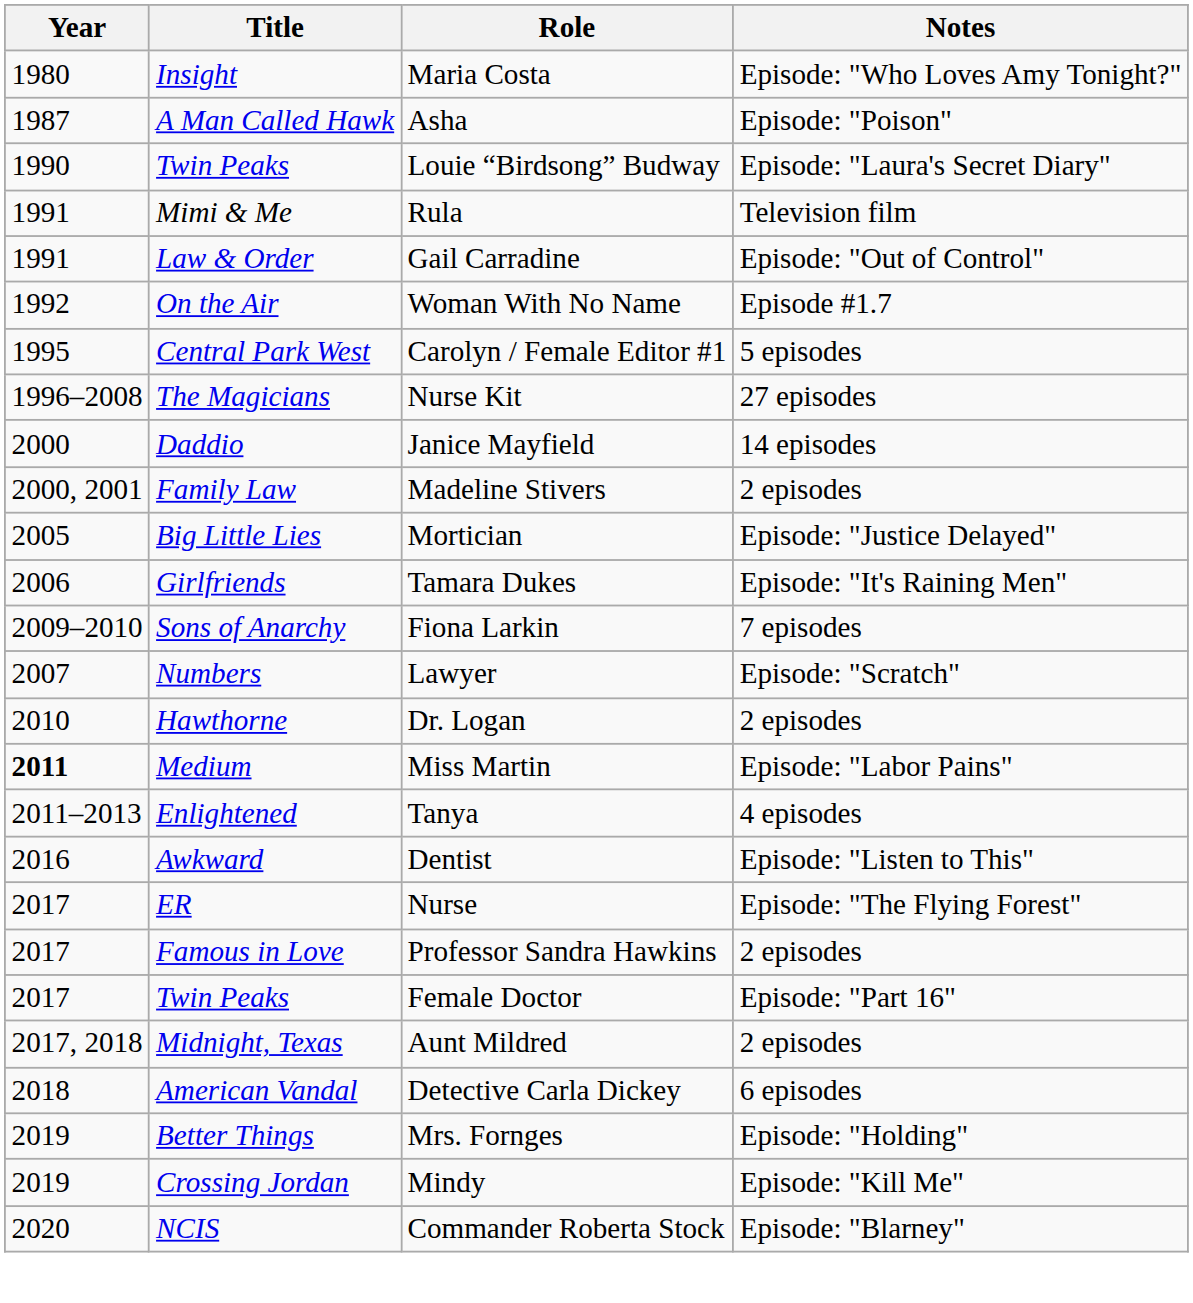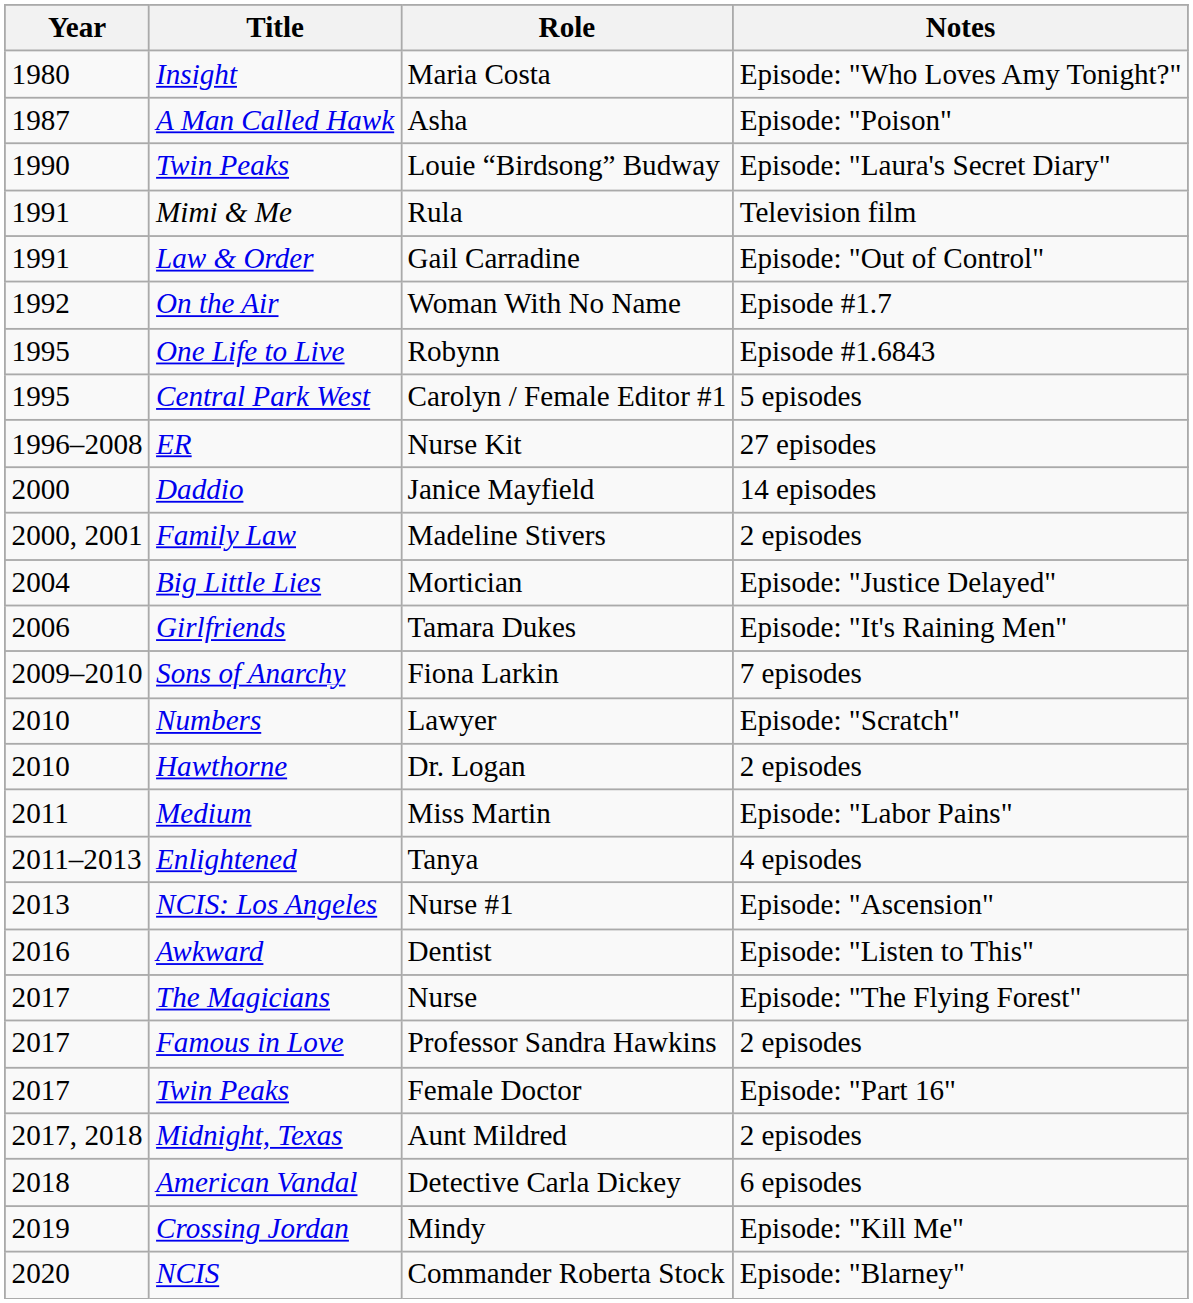+ row: (454, 350)
(243, 397) The Magicians -> (174, 443) ER
(41, 535) 2005 -> (41, 581) 2004
(41, 674) 2007 -> (41, 720) 2010
(40, 766) bold -> (40, 812) normal
+ row: (461, 905)
(174, 905) ER -> (243, 997) The Magicians
- row: (485, 1135)
